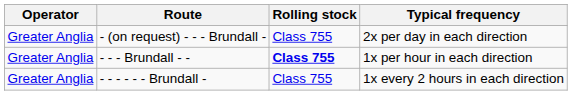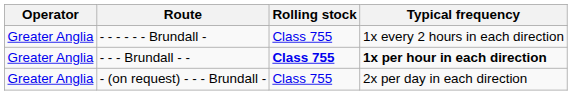rows swapped: (153, 79) <-> (183, 36)
(448, 57) normal -> (455, 57) bold
